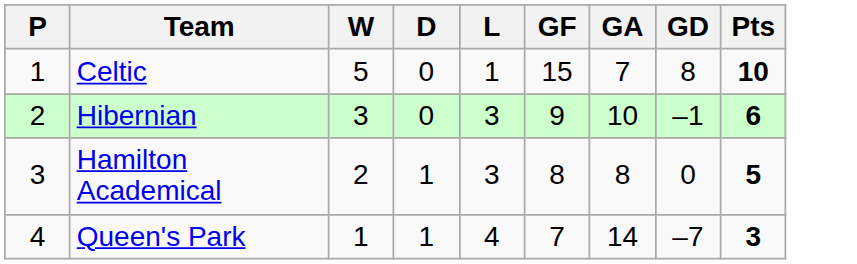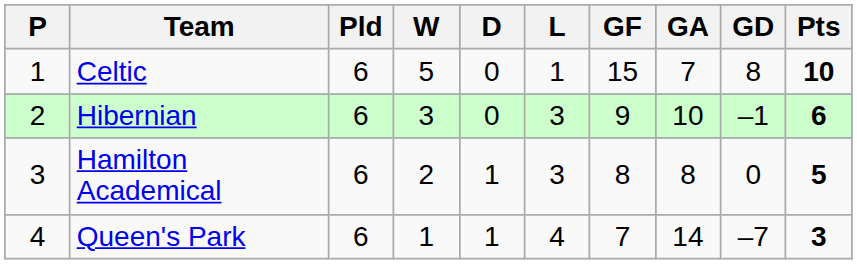+ column: (361, 26)
